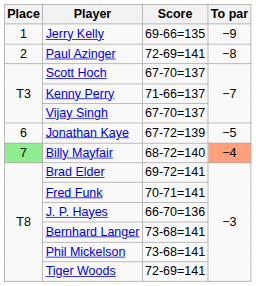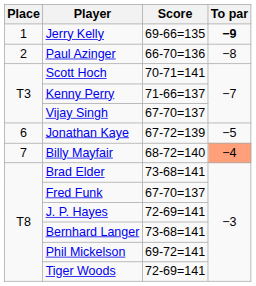(229, 34) normal -> (229, 34) bold
(175, 53) 72-69=141 -> (175, 53) 66-70=136
(175, 73) 67-70=137 -> (175, 73) 70-71=141
(24, 152) lightgreen background -> (24, 152) no background
(175, 172) 69-72=141 -> (175, 172) 73-68=141
(175, 192) 70-71=141 -> (175, 192) 67-70=137
(175, 212) 66-70=136 -> (175, 212) 72-69=141
(175, 251) 73-68=141 -> (175, 251) 69-72=141
